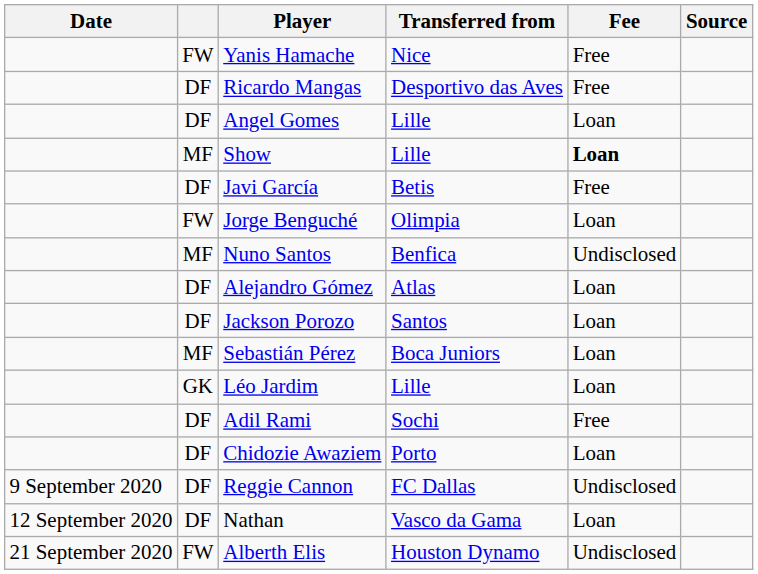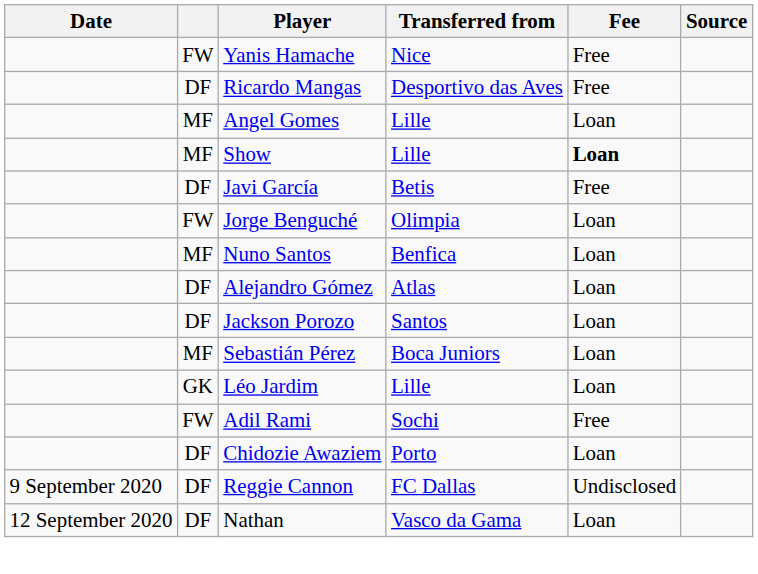(198, 120) DF -> (198, 120) MF
(624, 253) Undisclosed -> (594, 253) Loan
(198, 420) DF -> (198, 420) FW
- row: (274, 552)
